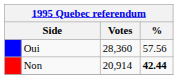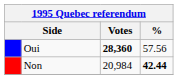(117, 48) normal -> (117, 48) bold
(117, 66) 20,914 -> (117, 66) 20,984
